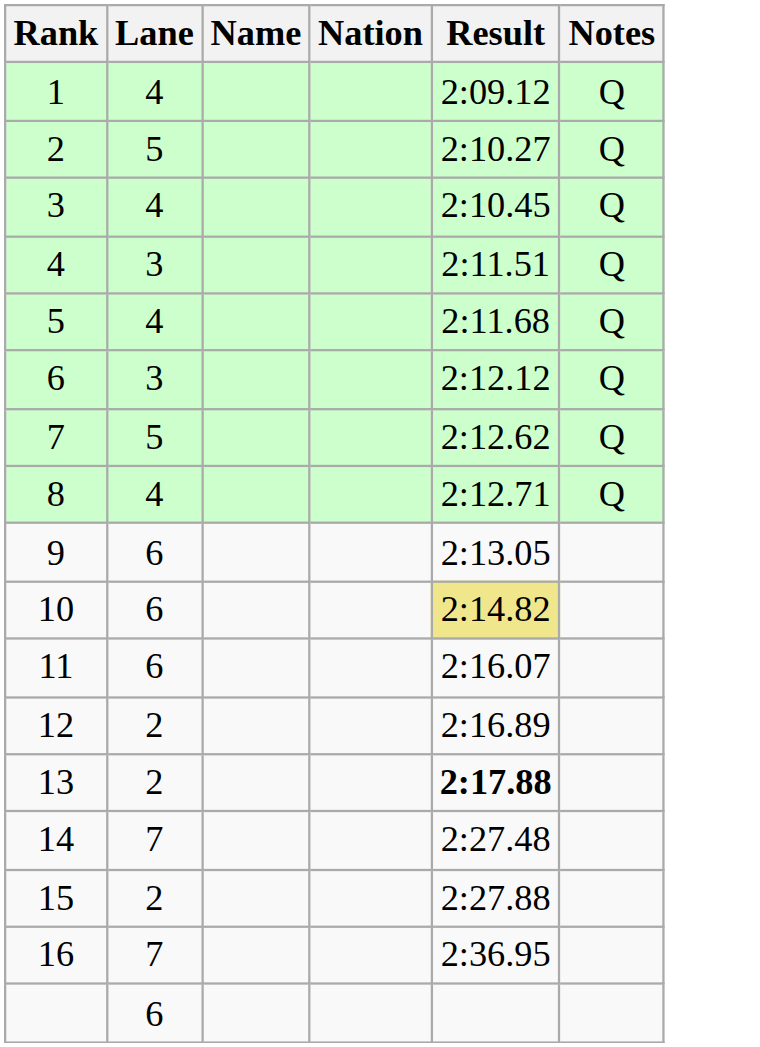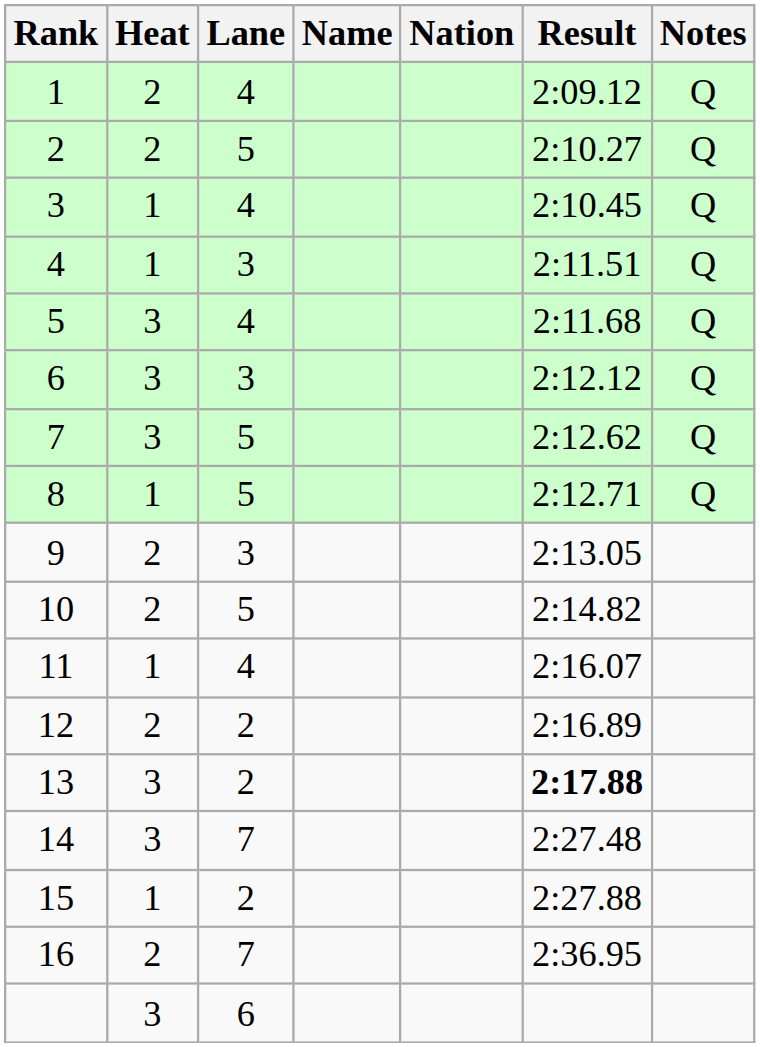+ column: (152, 33)
(154, 494) 4 -> (246, 494) 5
(154, 551) 6 -> (246, 551) 3
(154, 609) 6 -> (246, 609) 5
(496, 609) khaki background -> (587, 609) no background
(154, 666) 6 -> (246, 666) 4
